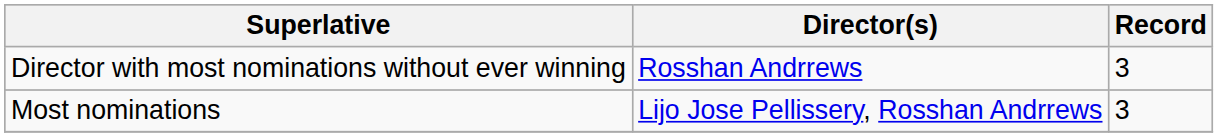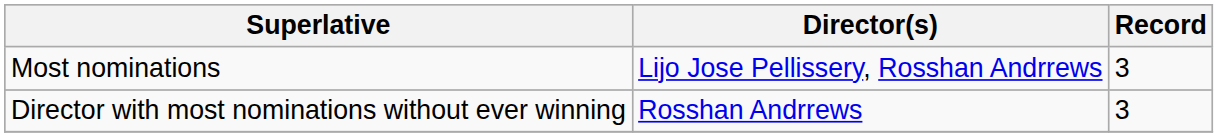rows swapped: (116, 110) <-> (318, 68)
